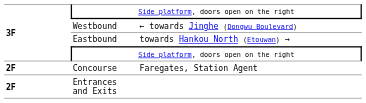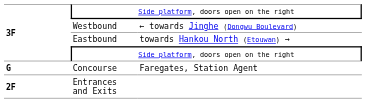(11, 68) 2F -> (8, 68) G
